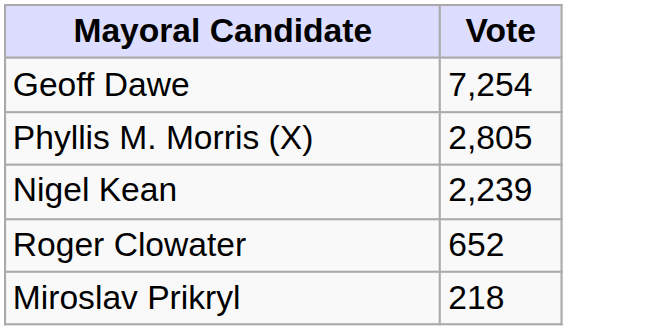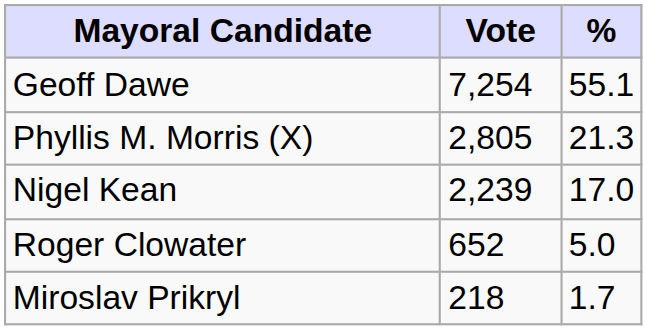+ column: (601, 31)
